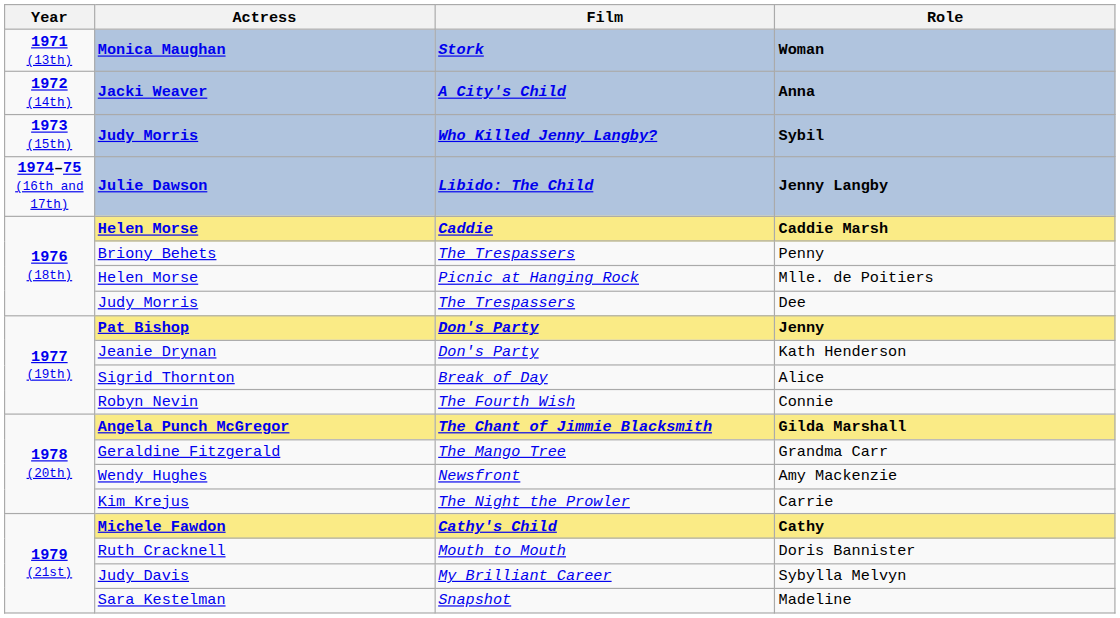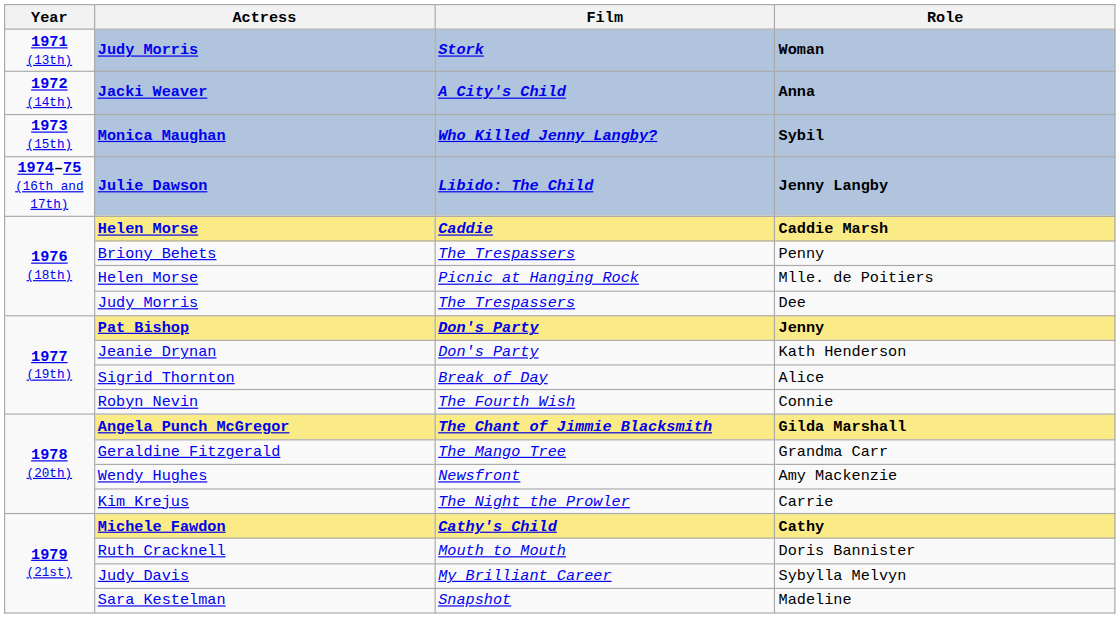(162, 51) Monica Maughan -> (148, 51) Judy Morris
(148, 135) Judy Morris -> (162, 135) Monica Maughan
